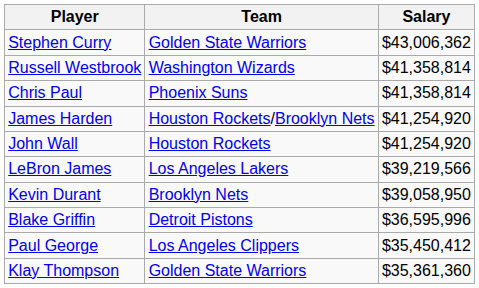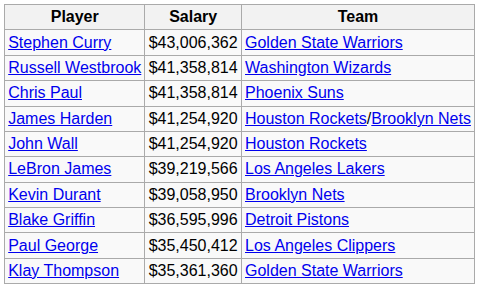columns swapped: (426, 17) <-> (262, 17)
